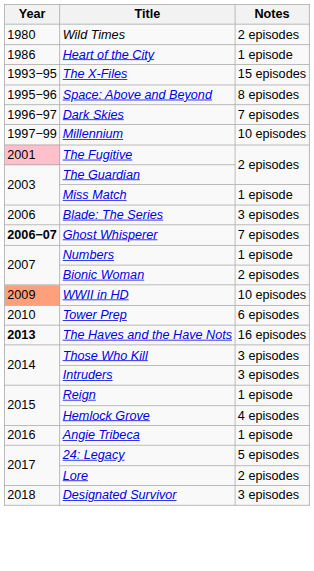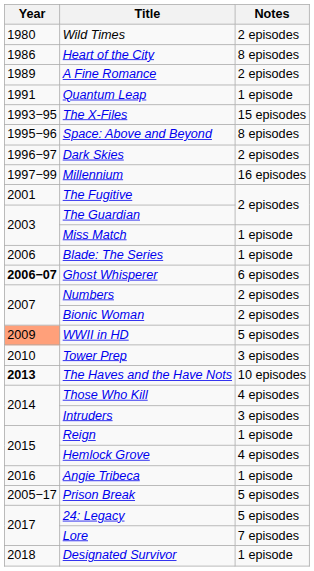(265, 54) 1 episode -> (268, 54) 8 episodes
+ row: (110, 74)
+ row: (105, 94)
(268, 114) 7 episodes -> (268, 154) 2 episodes
(272, 134) 10 episodes -> (272, 174) 16 episodes
(21, 154) pink background -> (21, 194) no background
(268, 214) 3 episodes -> (265, 255) 1 episode
(268, 235) 7 episodes -> (268, 275) 6 episodes
(265, 255) 1 episode -> (268, 295) 2 episodes
(272, 295) 10 episodes -> (268, 335) 5 episodes
(268, 315) 6 episodes -> (268, 355) 3 episodes
(272, 335) 16 episodes -> (272, 375) 10 episodes
(268, 355) 3 episodes -> (268, 395) 4 episodes
+ row: (99, 495)
(268, 475) 2 episodes -> (268, 535) 7 episodes
(268, 495) 3 episodes -> (265, 555) 1 episode
